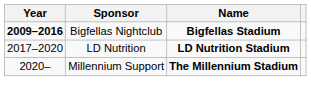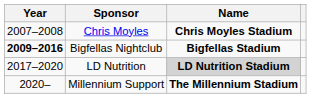+ row: (116, 31)
(234, 48) no background -> (234, 66) lightgrey background
